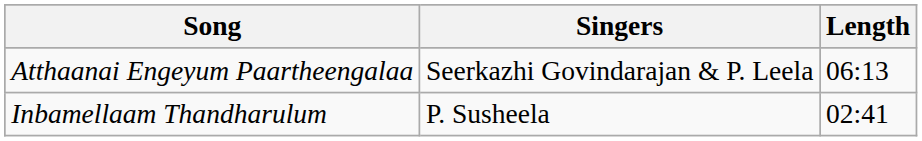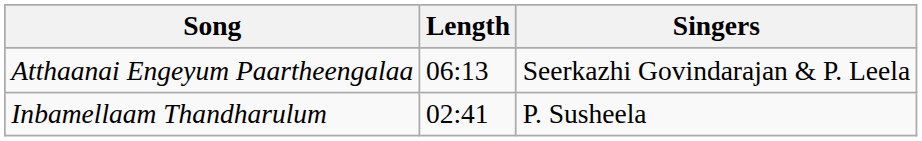columns swapped: (620, 26) <-> (868, 26)
